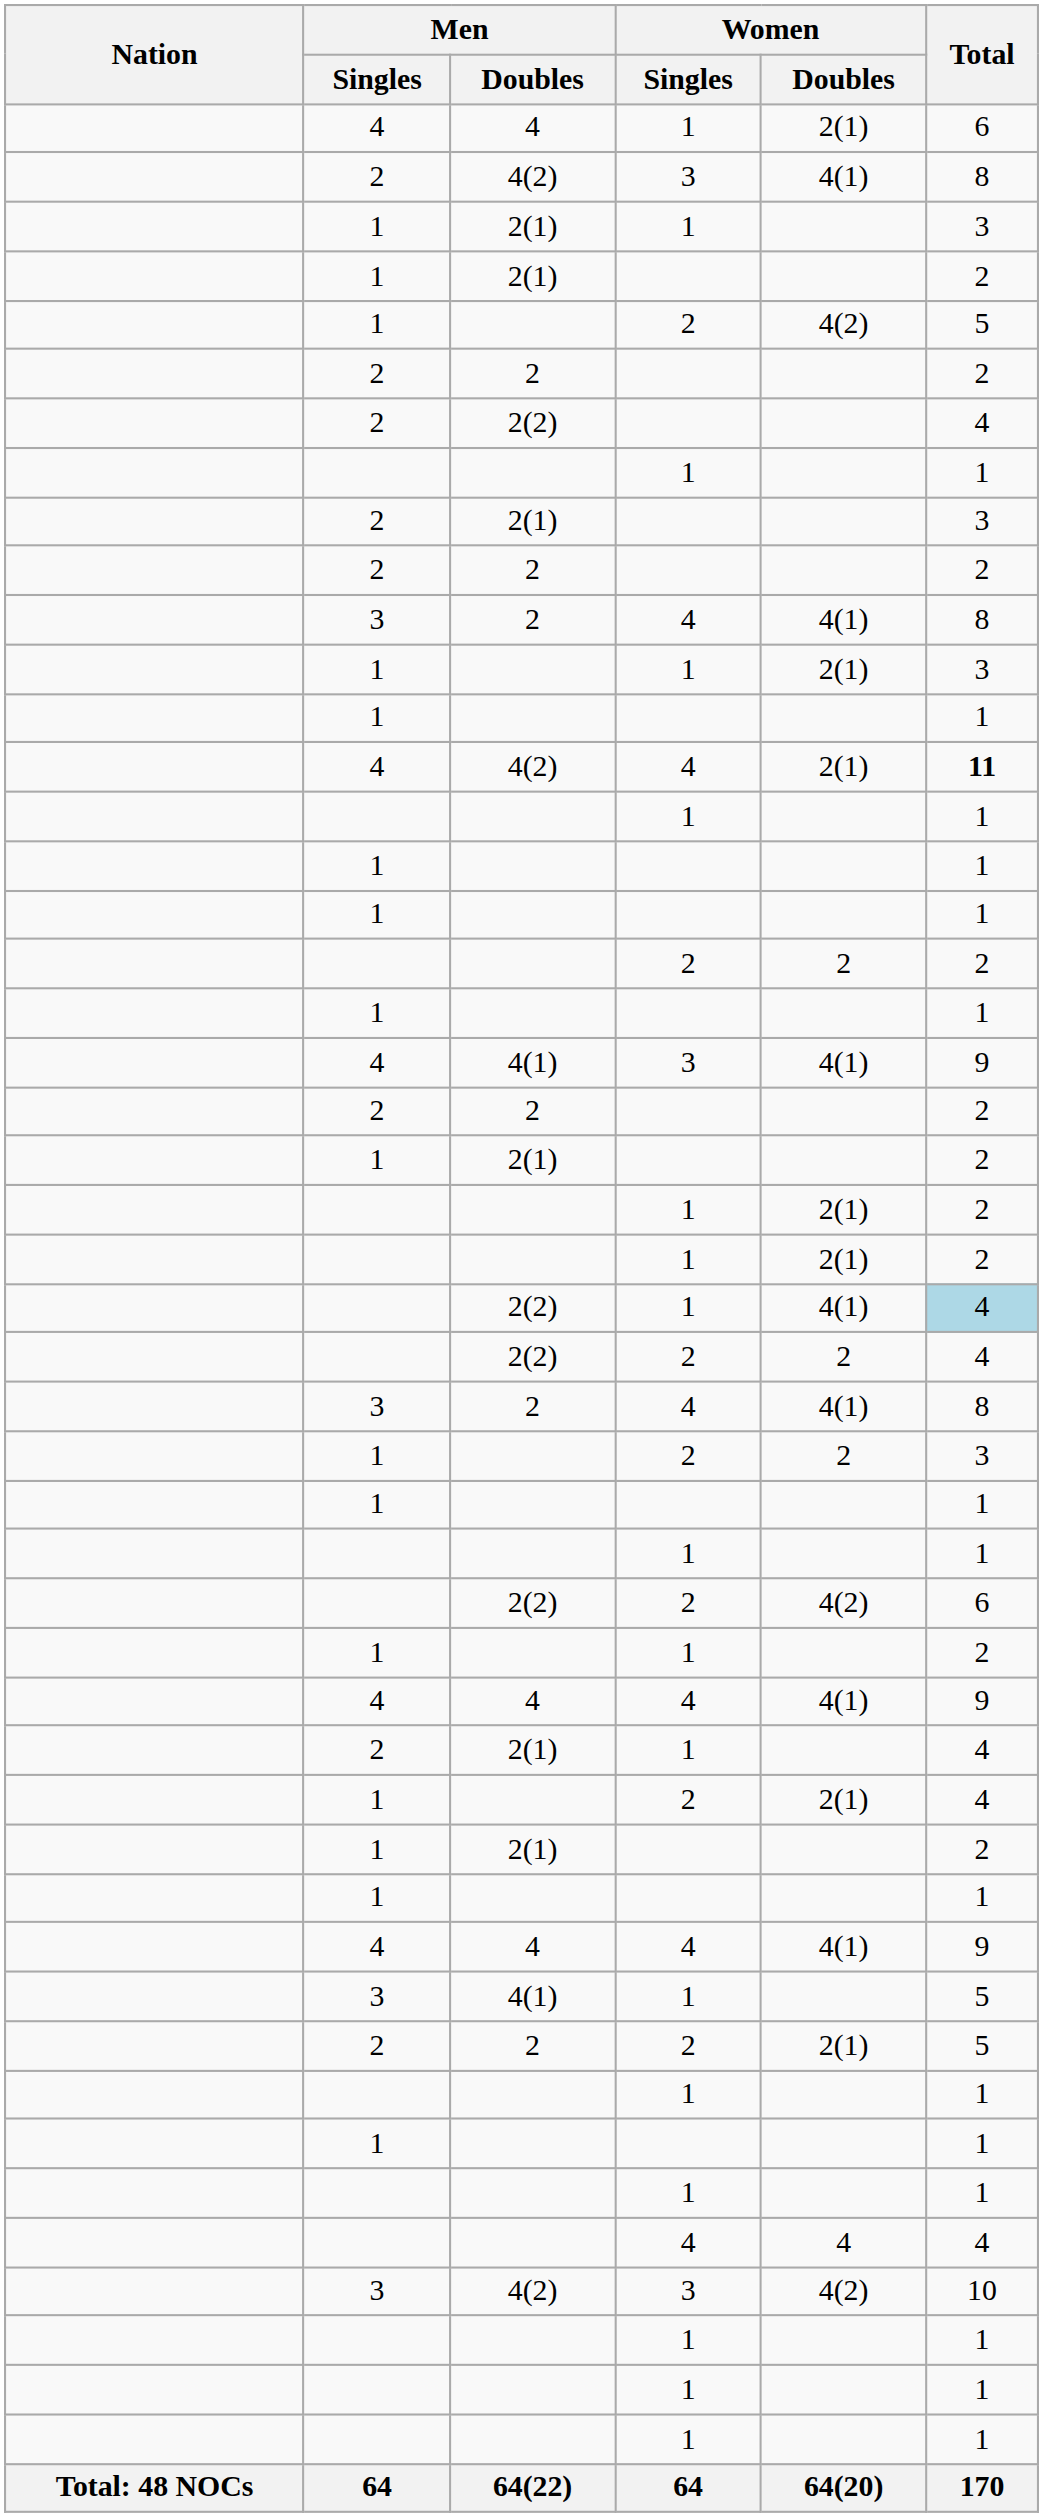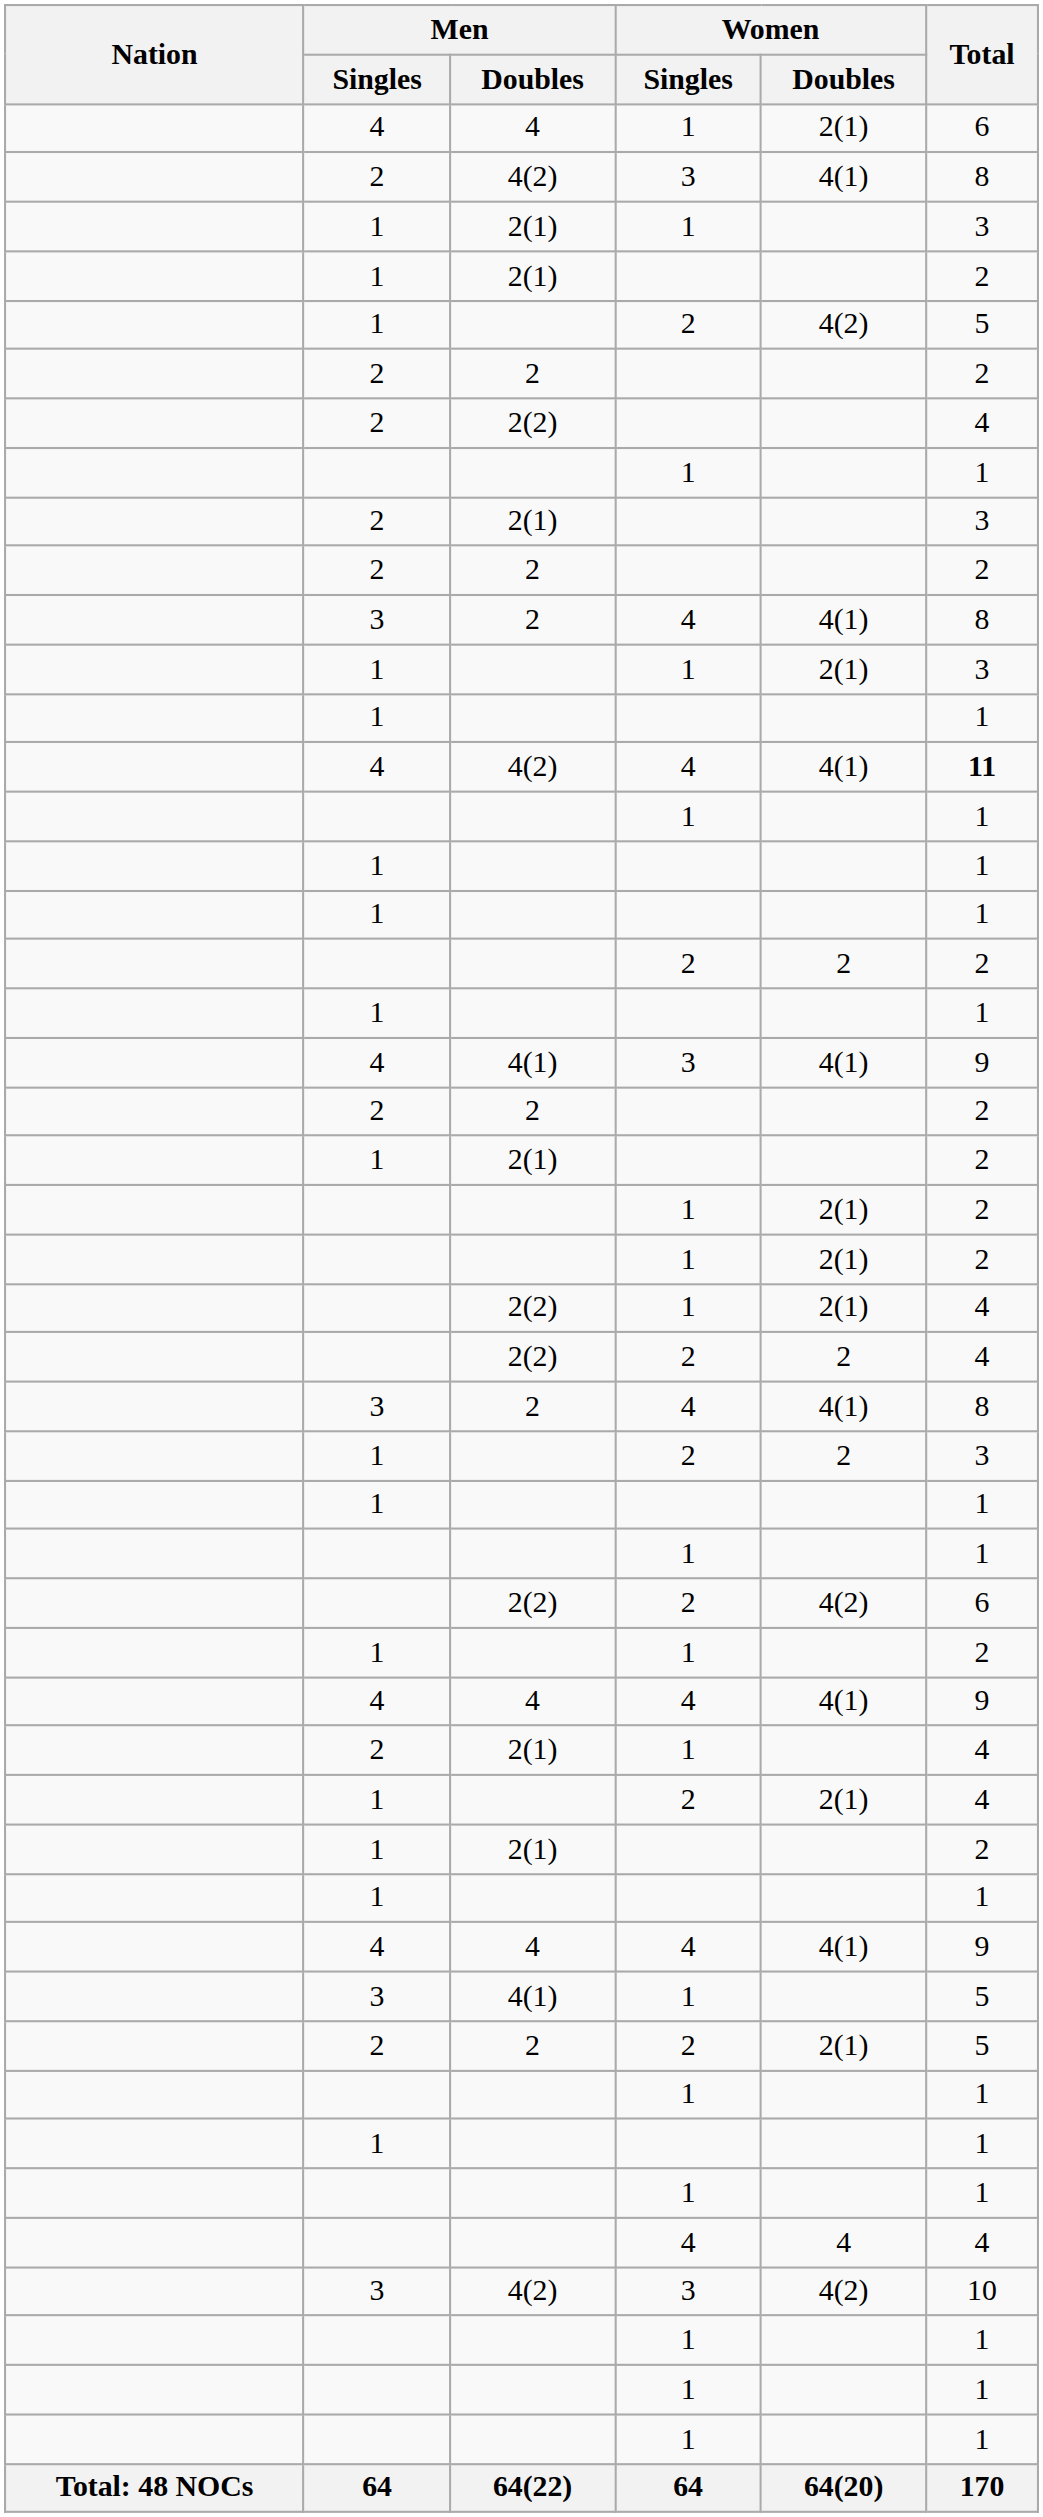(844, 766) 2(1) -> (844, 766) 4(1)
(844, 1307) 4(1) -> (844, 1307) 2(1)
(982, 1307) lightblue background -> (982, 1307) no background
